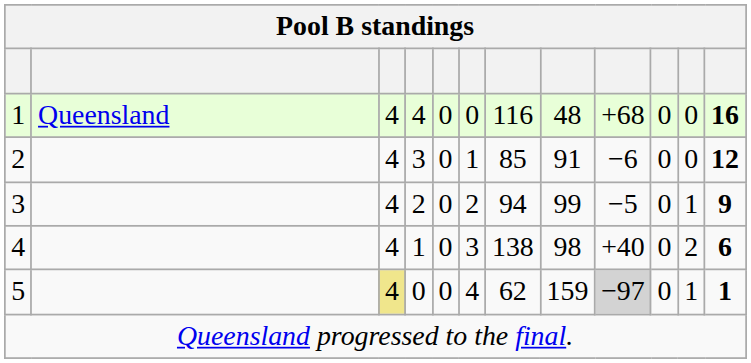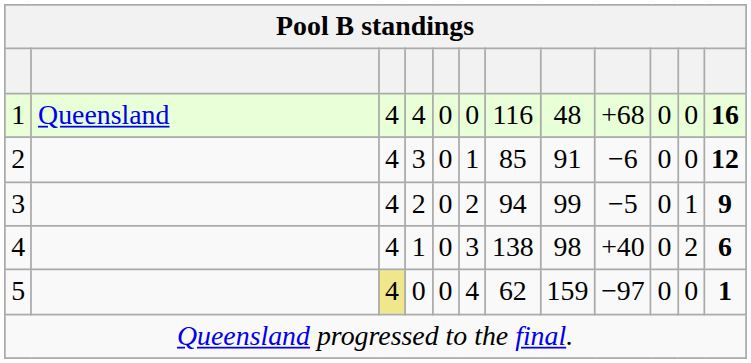(623, 291) lightgrey background -> (623, 291) no background
(691, 291) 1 -> (691, 291) 0
